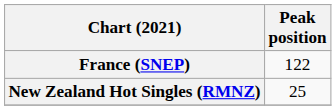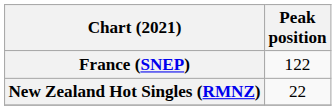(297, 91) 25 -> (297, 91) 22
